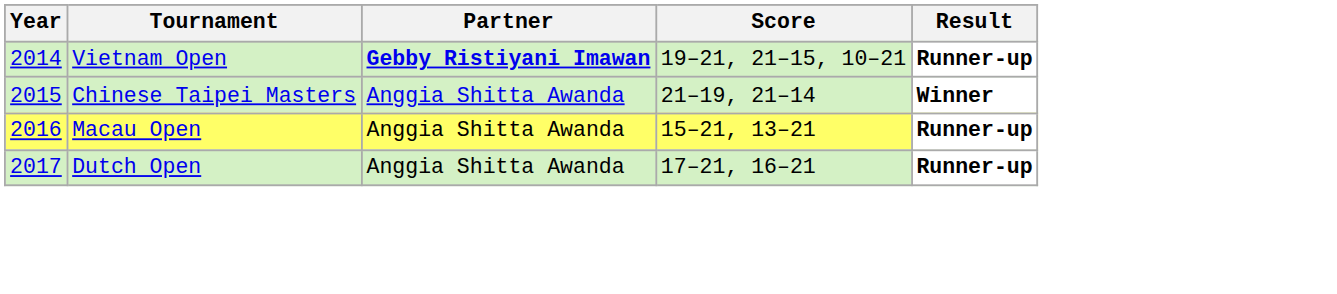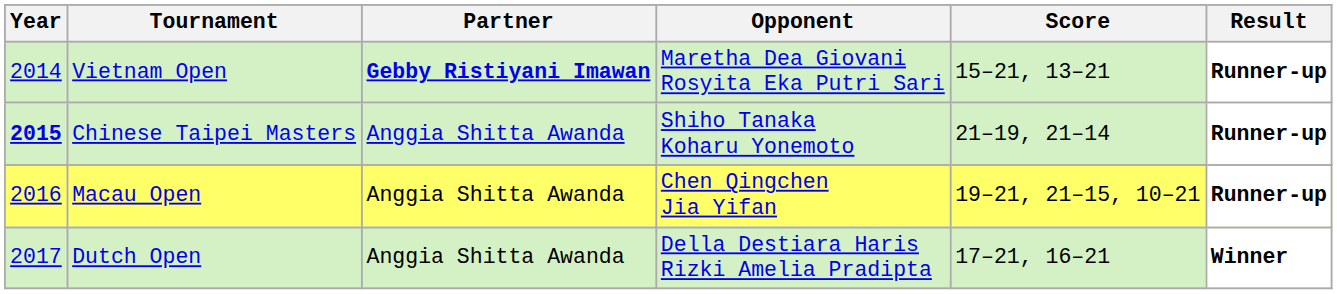+ column: (803, 23)
(783, 59) 19–21, 21–15, 10–21 -> (1033, 72) 15–21, 13–21
(36, 95) normal -> (36, 134) bold
(955, 95) Winner -> (1269, 134) Runner-up
(738, 131) 15–21, 13–21 -> (1078, 196) 19–21, 21–15, 10–21
(975, 167) Runner-up -> (1250, 258) Winner
